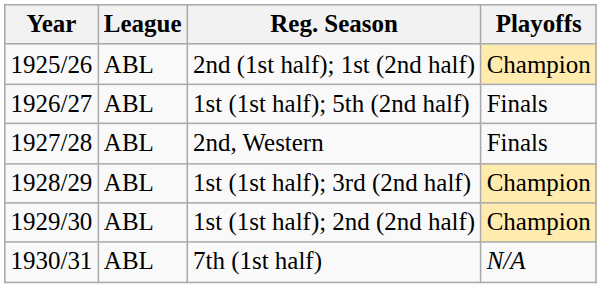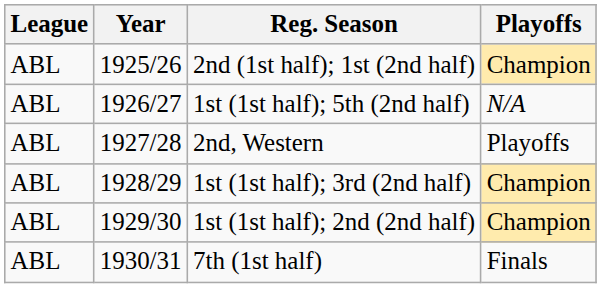columns swapped: (51, 24) <-> (143, 24)
(517, 103) Finals -> (506, 103) N/A
(517, 143) Finals -> (528, 143) Playoffs
(506, 261) N/A -> (517, 261) Finals
